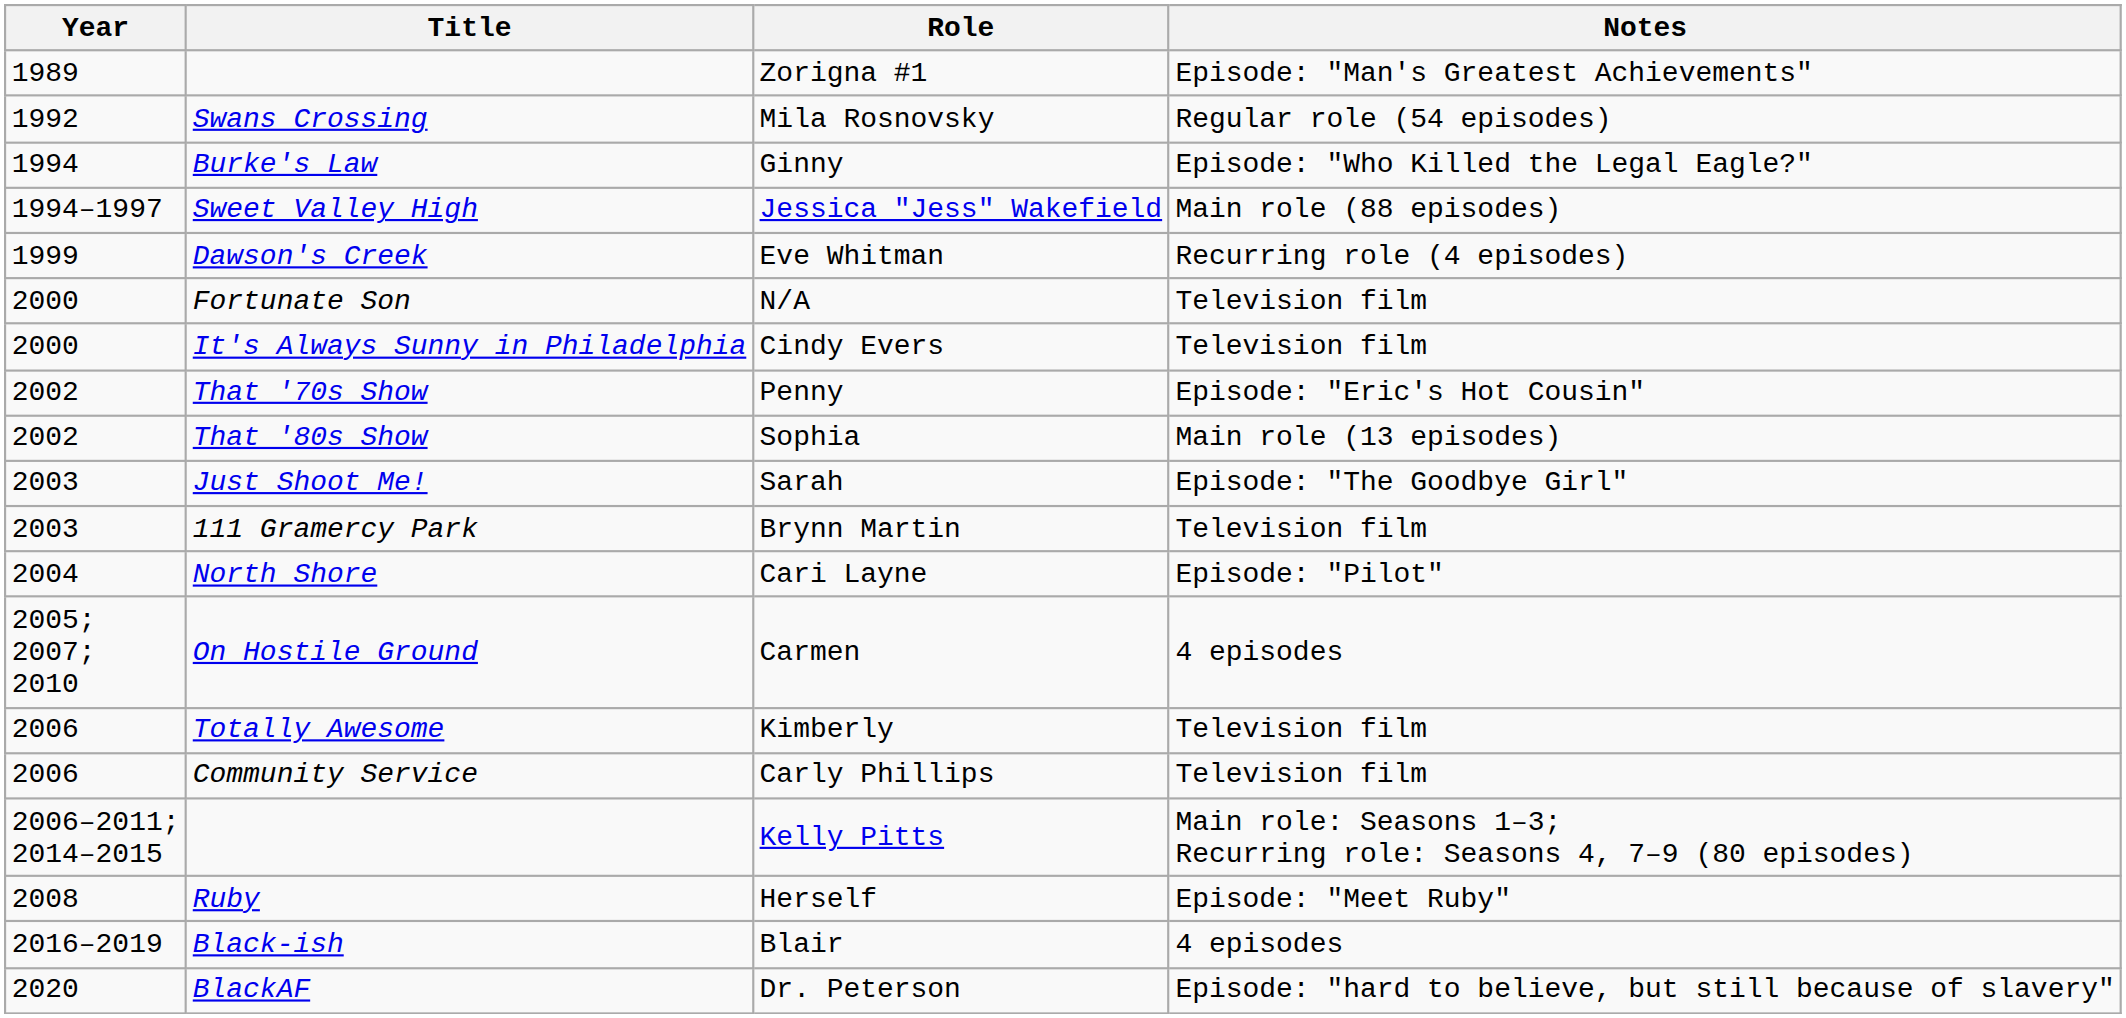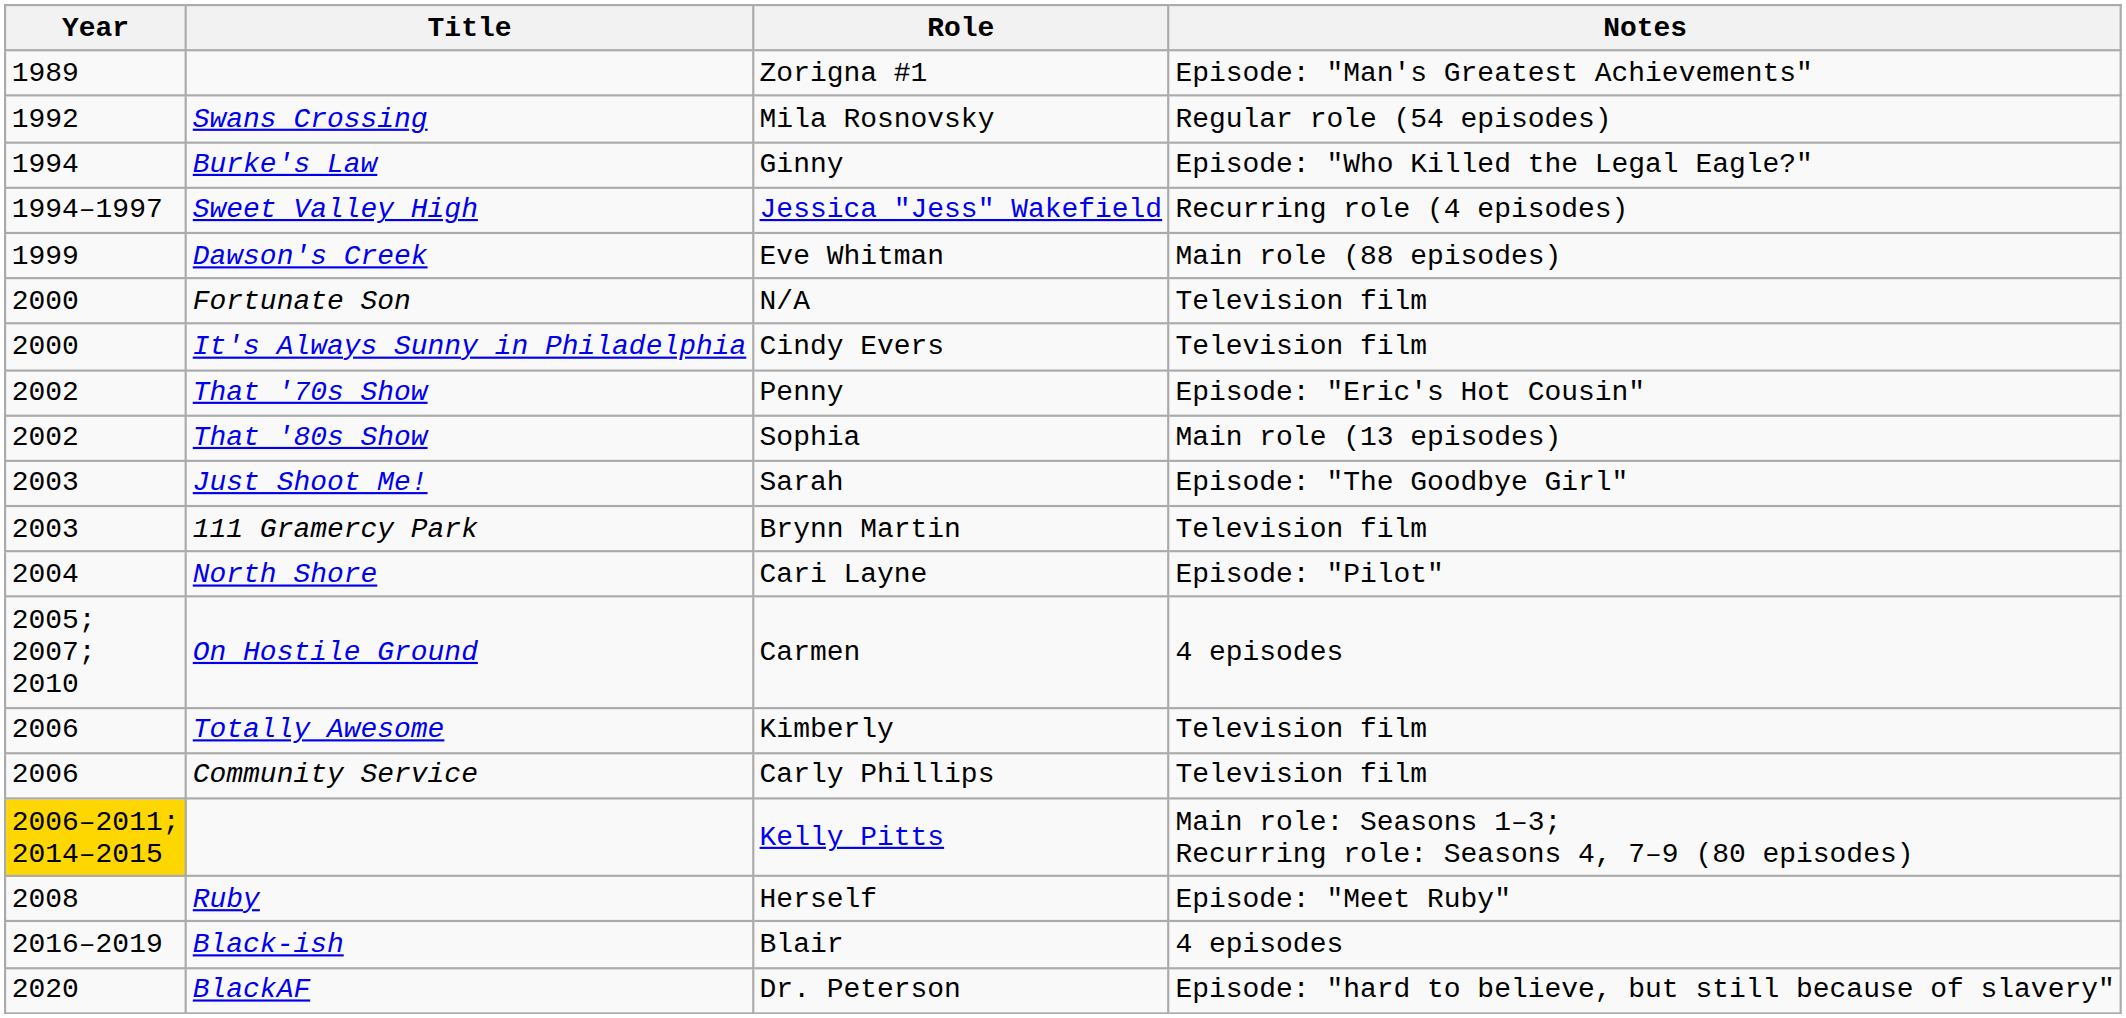(1368, 210) Main role (88 episodes) -> (1402, 210) Recurring role (4 episodes)
(1402, 256) Recurring role (4 episodes) -> (1368, 256) Main role (88 episodes)
(96, 837) no background -> (96, 837) gold background
